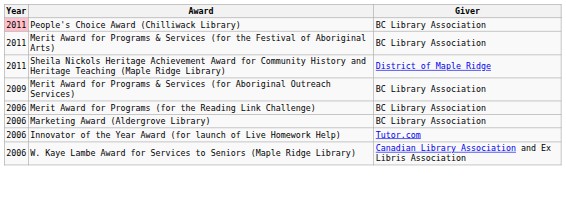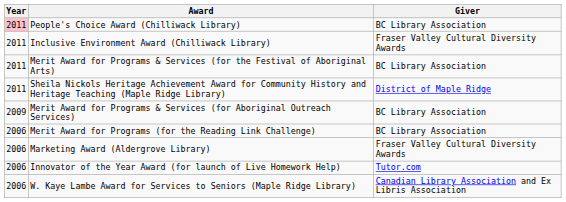+ row: (151, 43)
(431, 121) BC Library Association -> (456, 149) Fraser Valley Cultural Diversity Awards
